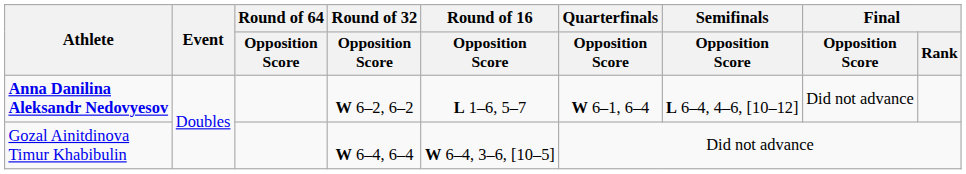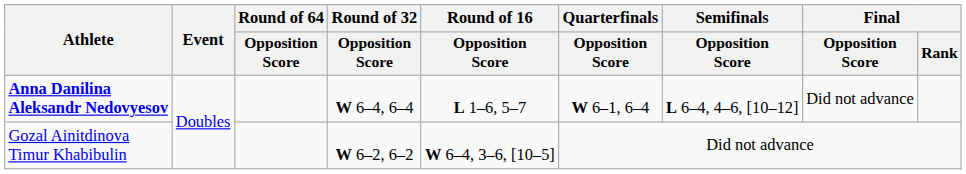(374, 108) W 6–2, 6–2 -> (374, 108) W 6–4, 6–4
(374, 155) W 6–4, 6–4 -> (374, 155) W 6–2, 6–2
